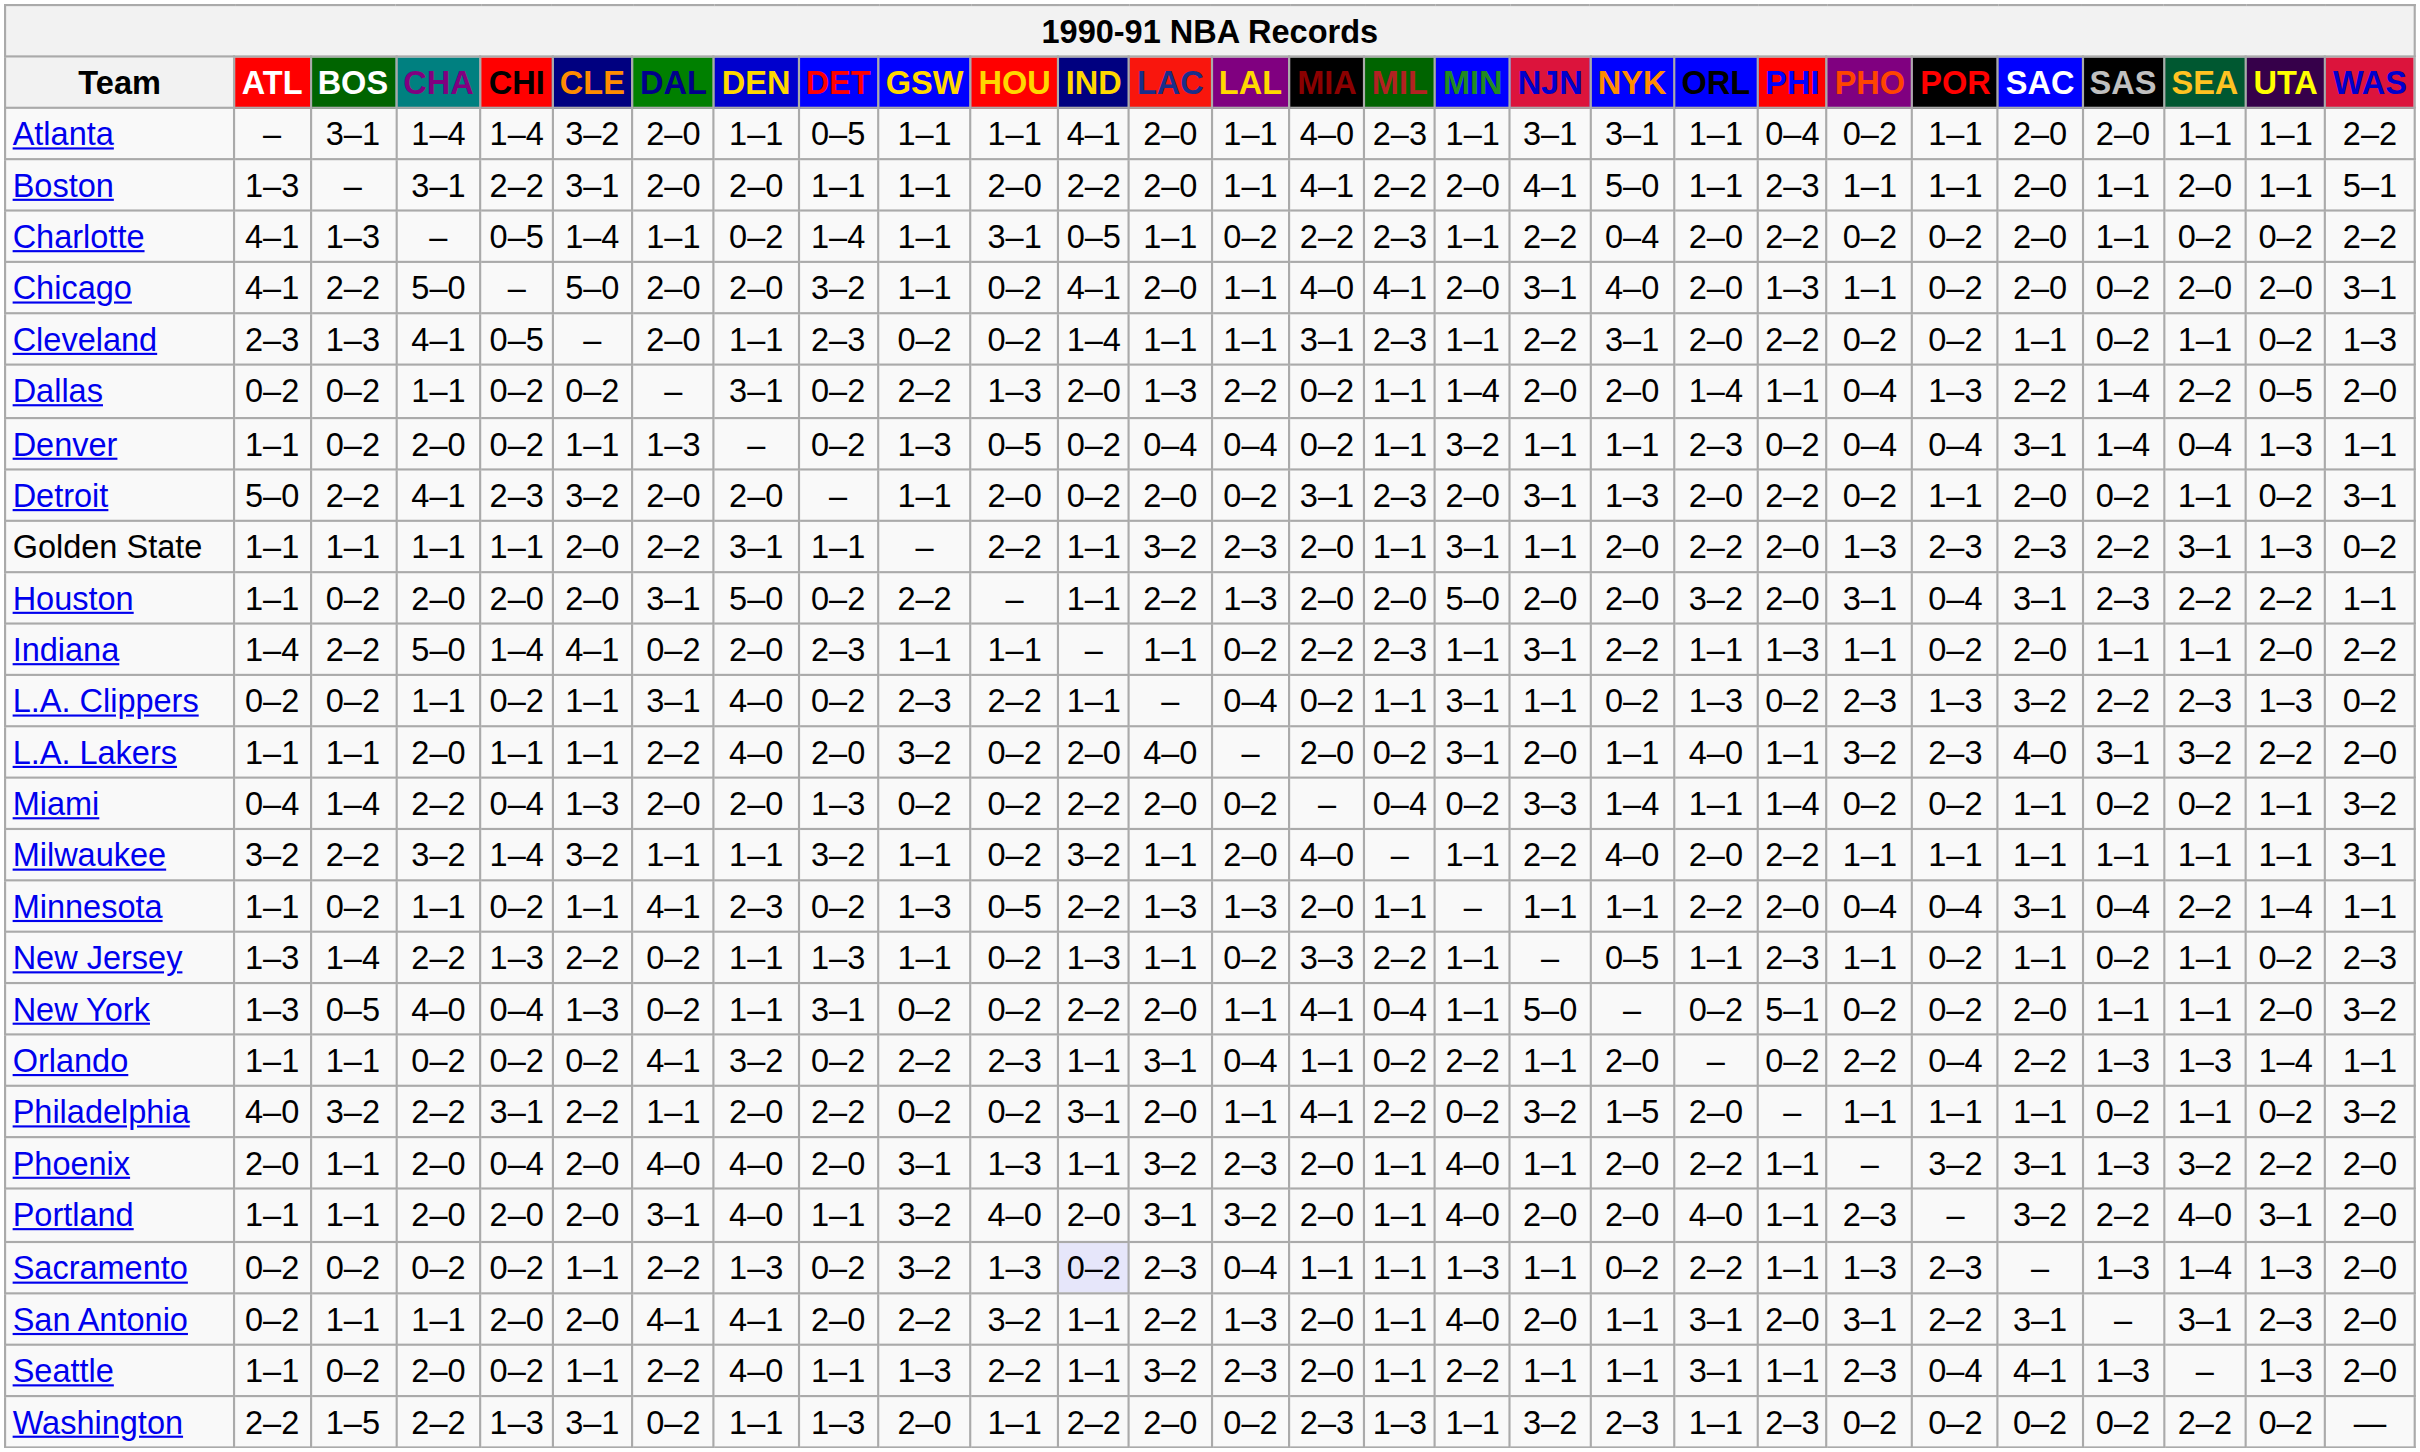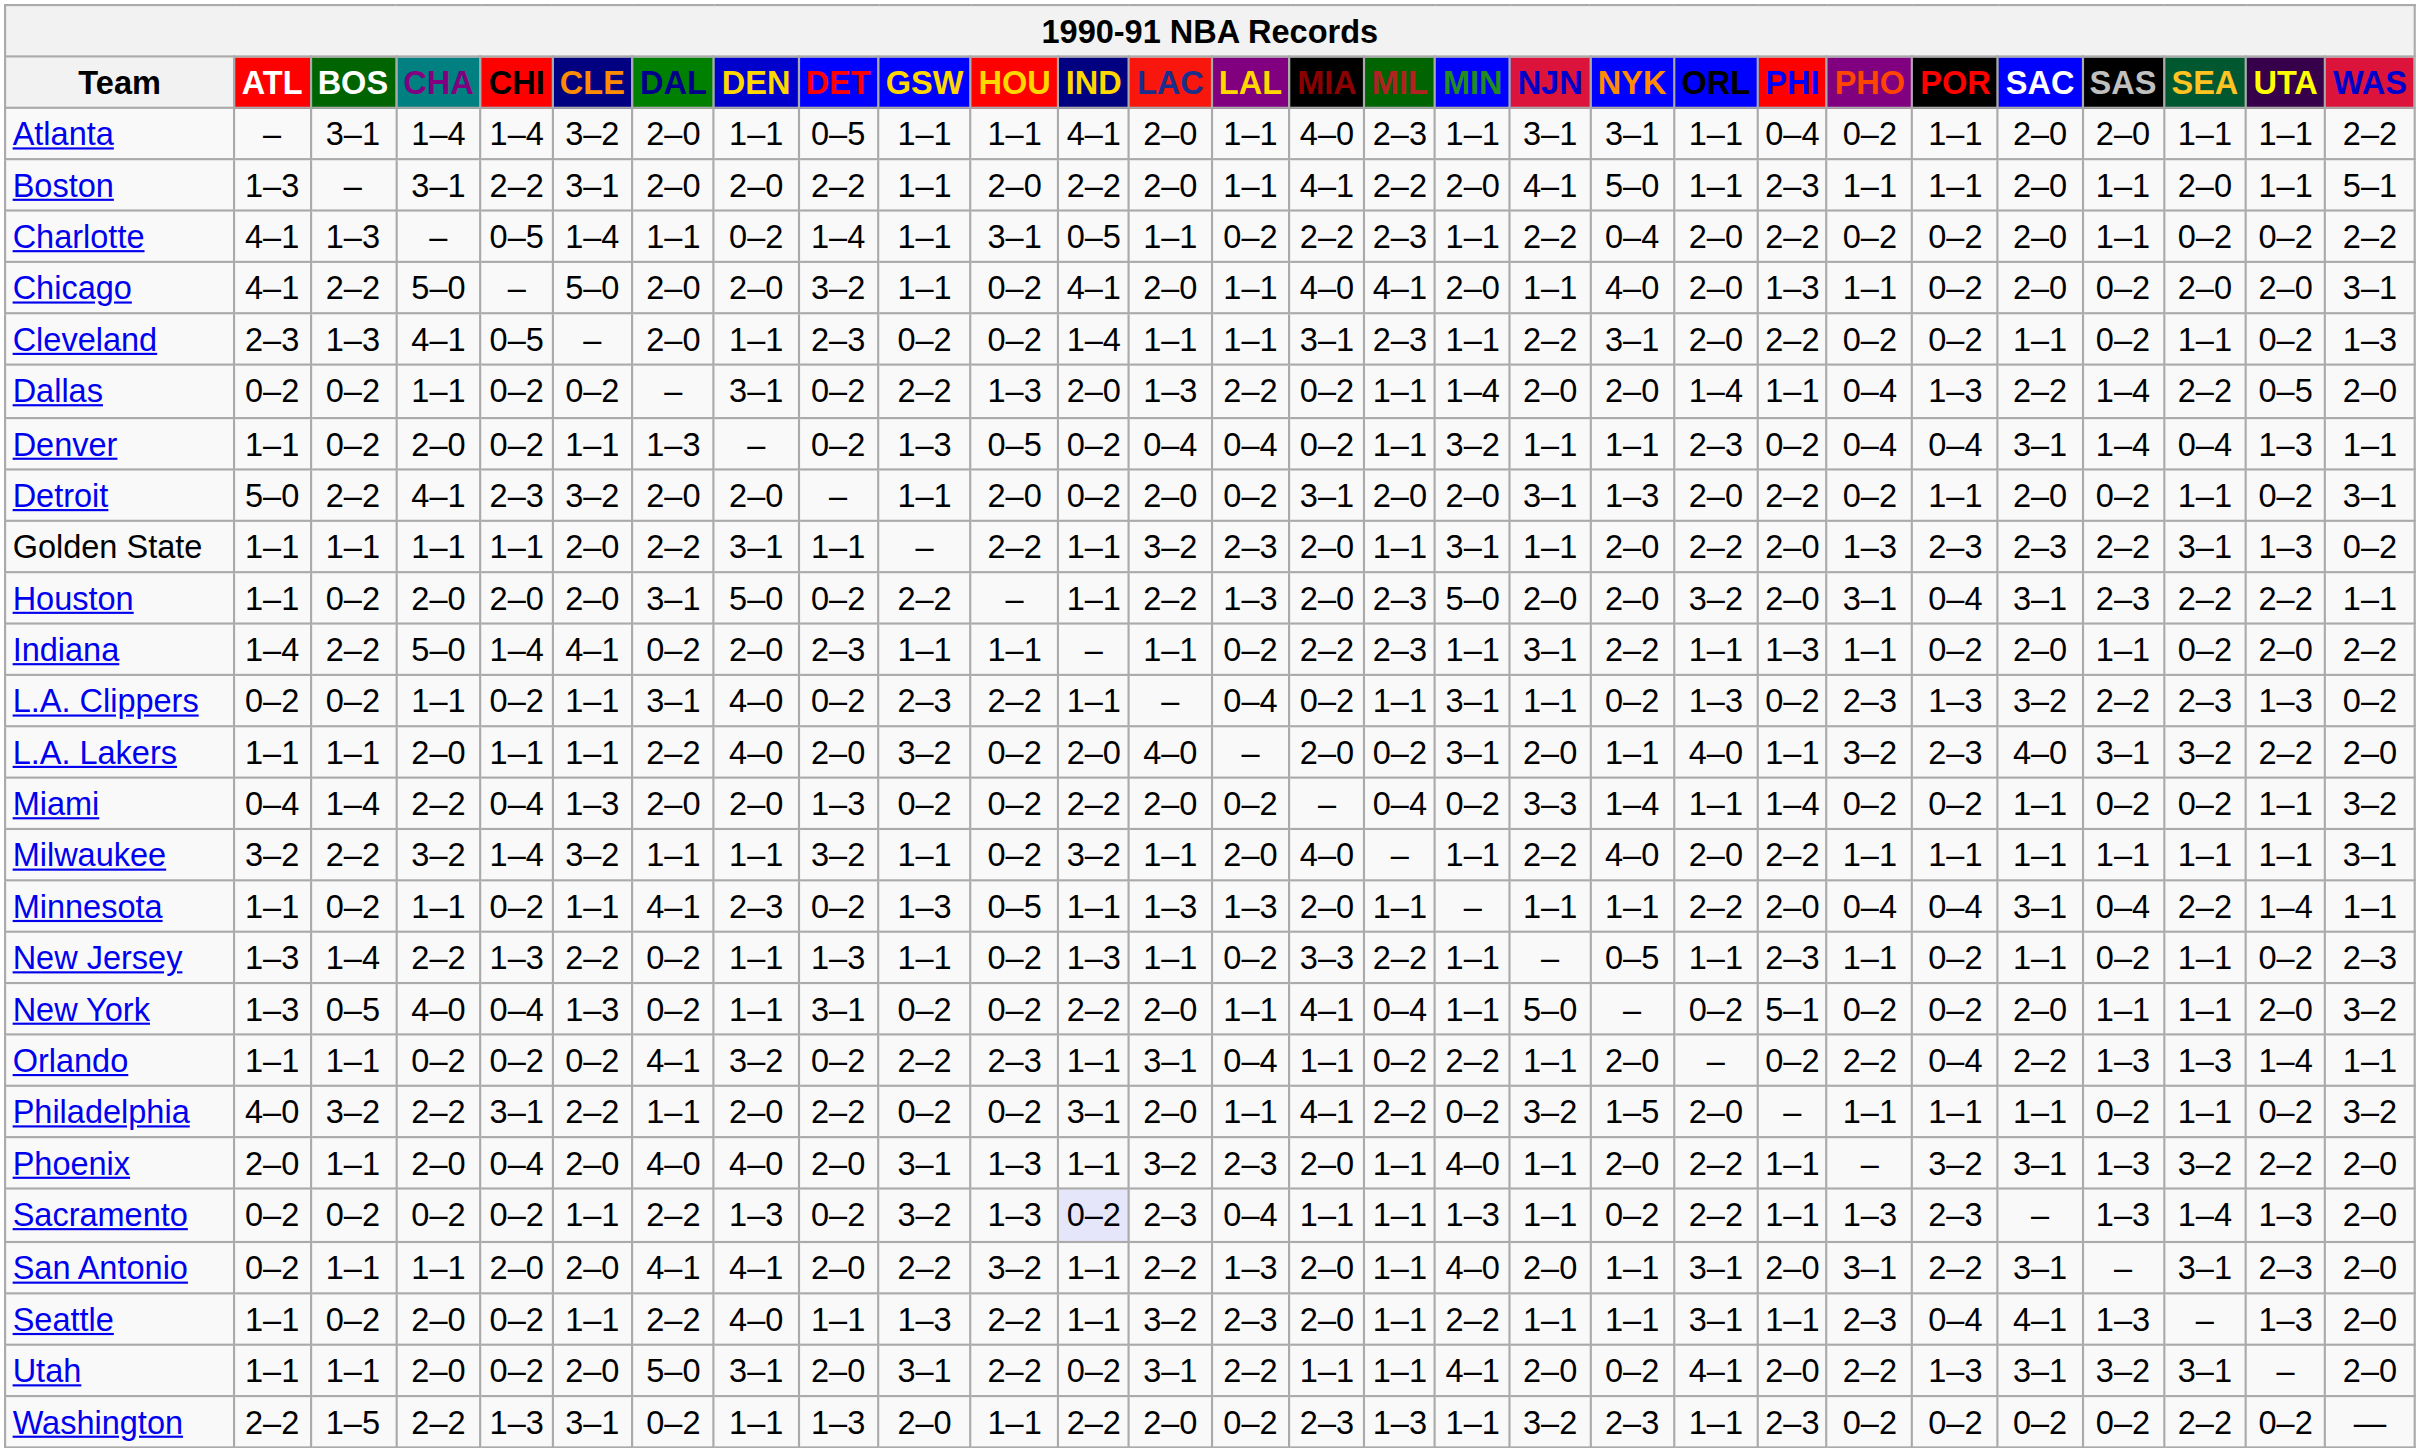(838, 185) 1–1 -> (838, 185) 2–2
(1550, 288) 3–1 -> (1550, 288) 1–1
(1400, 494) 2–3 -> (1400, 494) 2–0
(1400, 597) 2–0 -> (1400, 597) 2–3
(2205, 649) 1–1 -> (2205, 649) 0–2
(1094, 906) 2–2 -> (1094, 906) 1–1
- row: (73, 1215)
+ row: (47, 1370)
